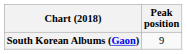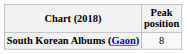(162, 40) 9 -> (162, 40) 8
